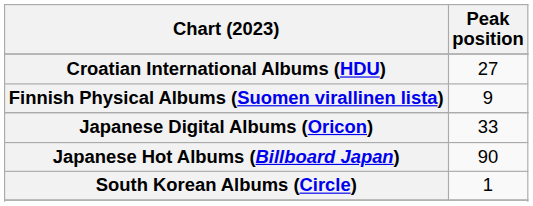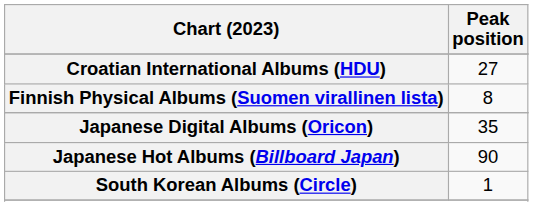(488, 98) 9 -> (488, 98) 8
(488, 127) 33 -> (488, 127) 35
